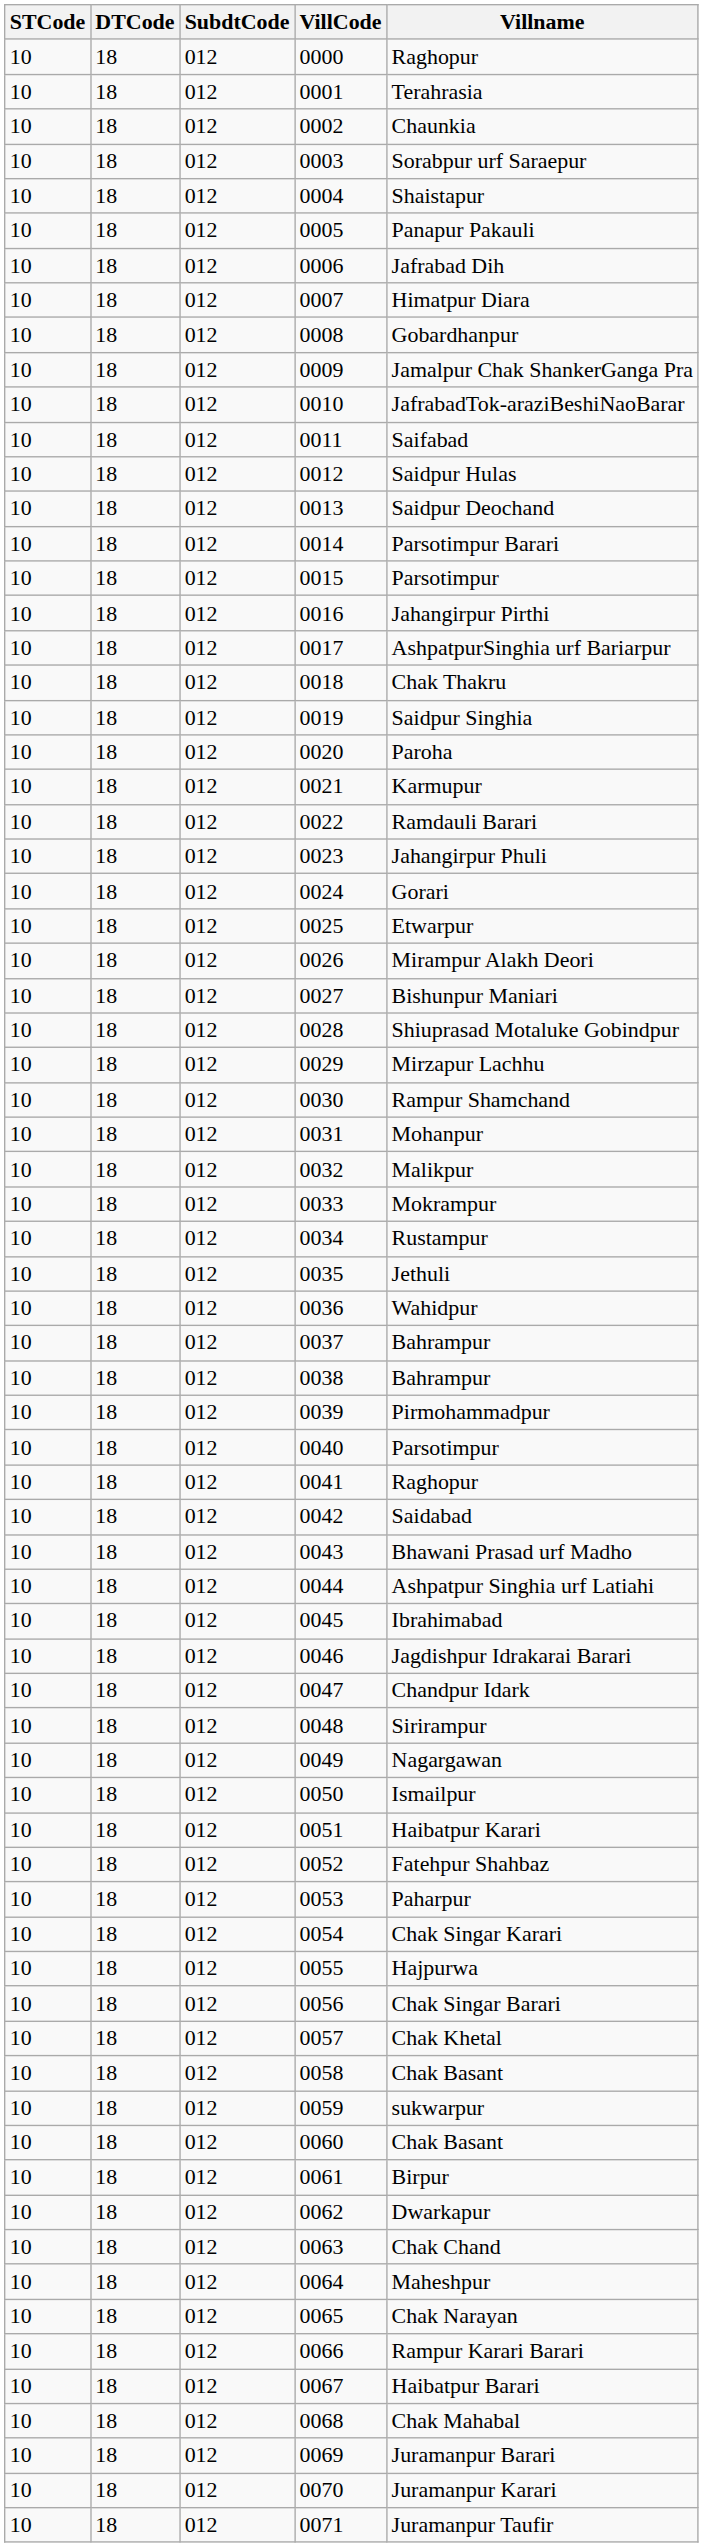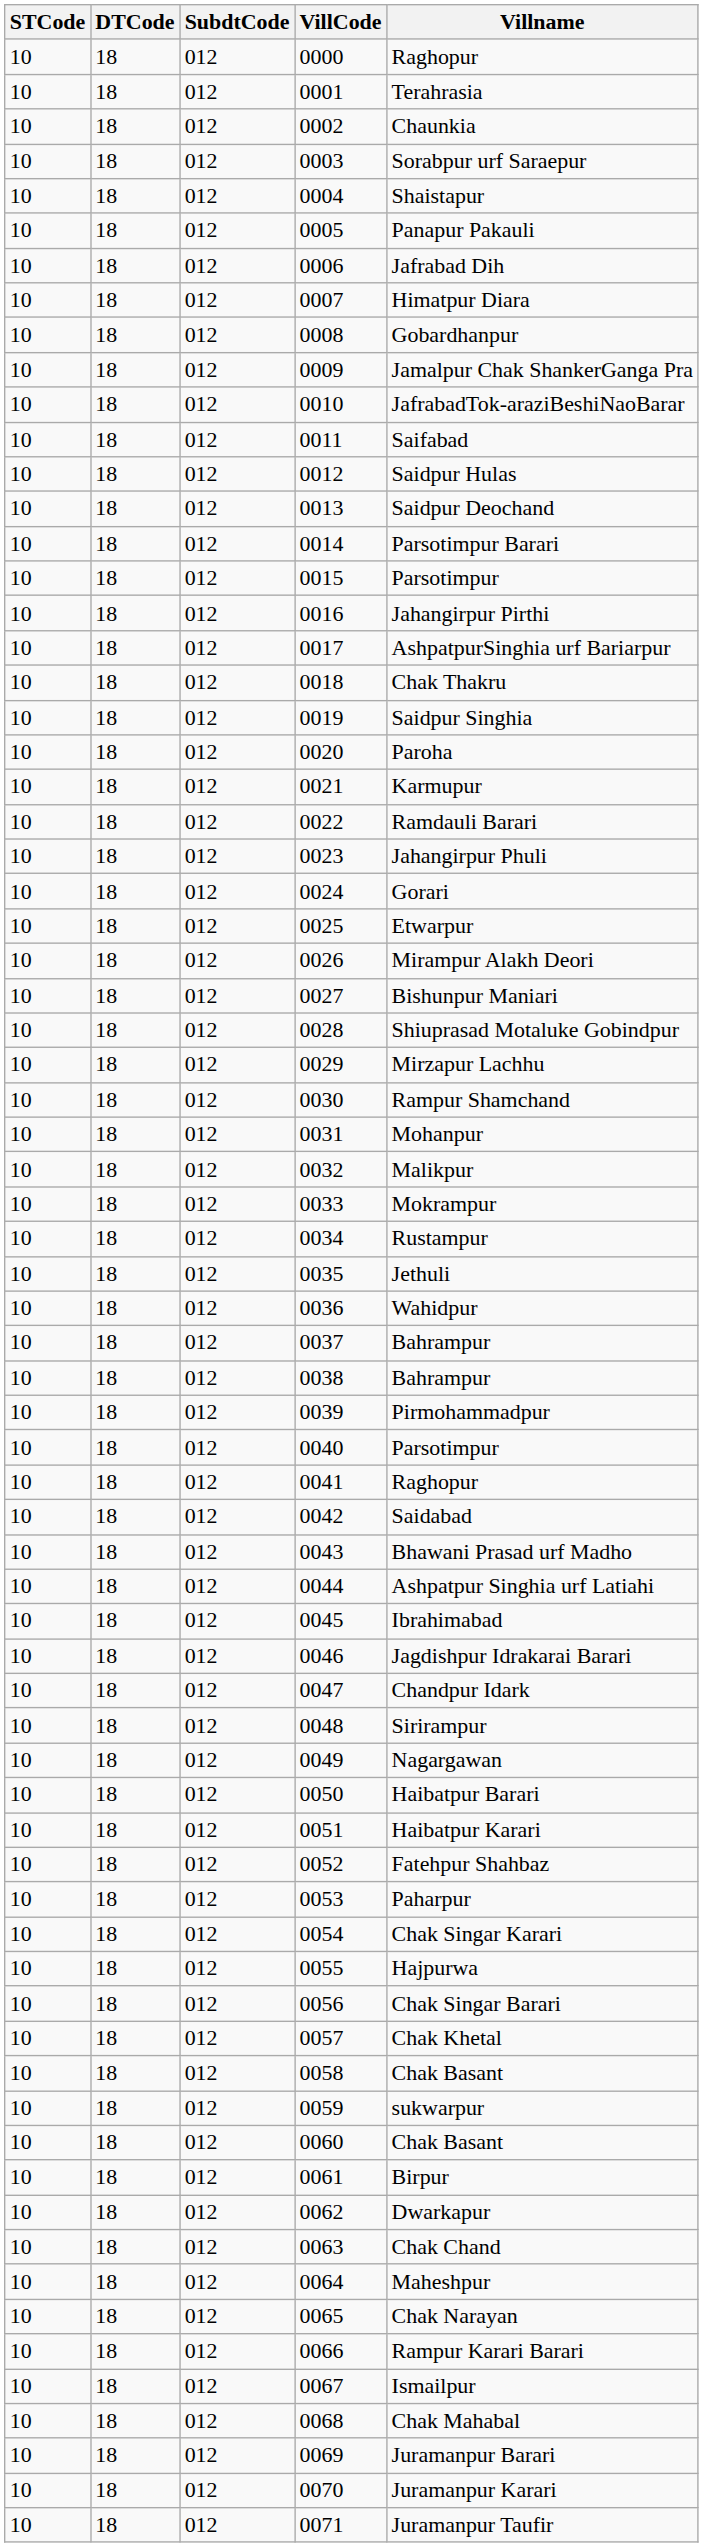(434, 1794) Ismailpur -> (466, 1794) Haibatpur Barari
(466, 2385) Haibatpur Barari -> (434, 2385) Ismailpur
